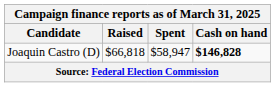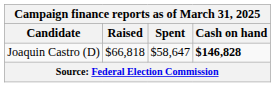(170, 52) $58,947 -> (170, 52) $58,647
